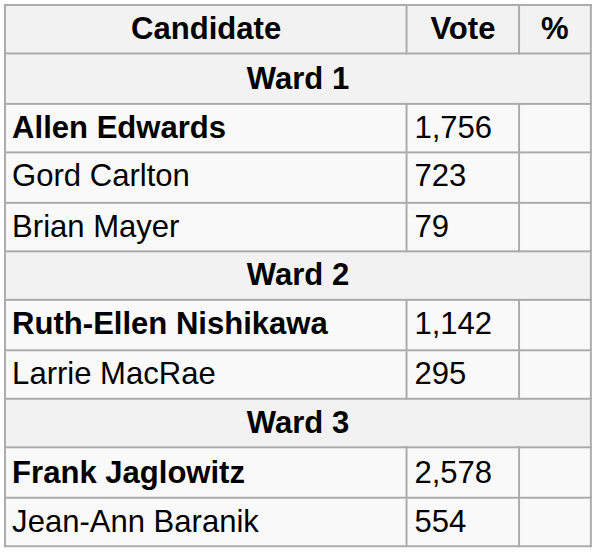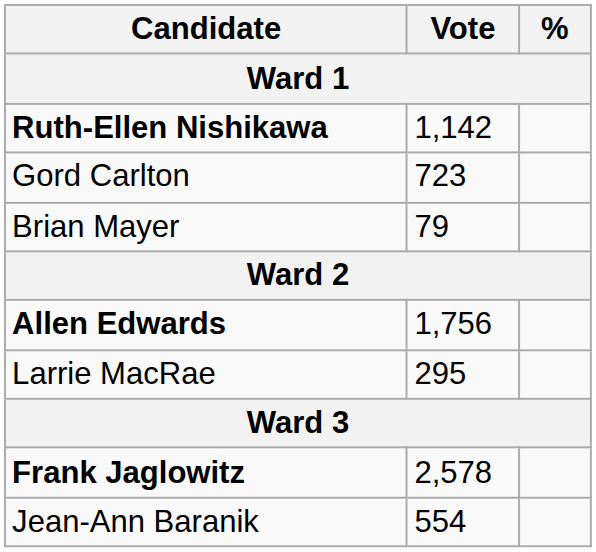rows swapped: (170, 324) <-> (119, 127)
